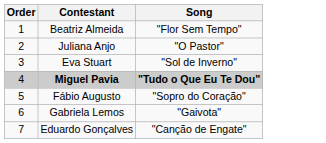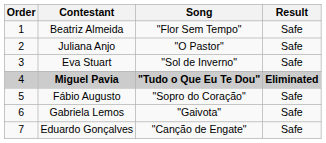+ column: (292, 12)
